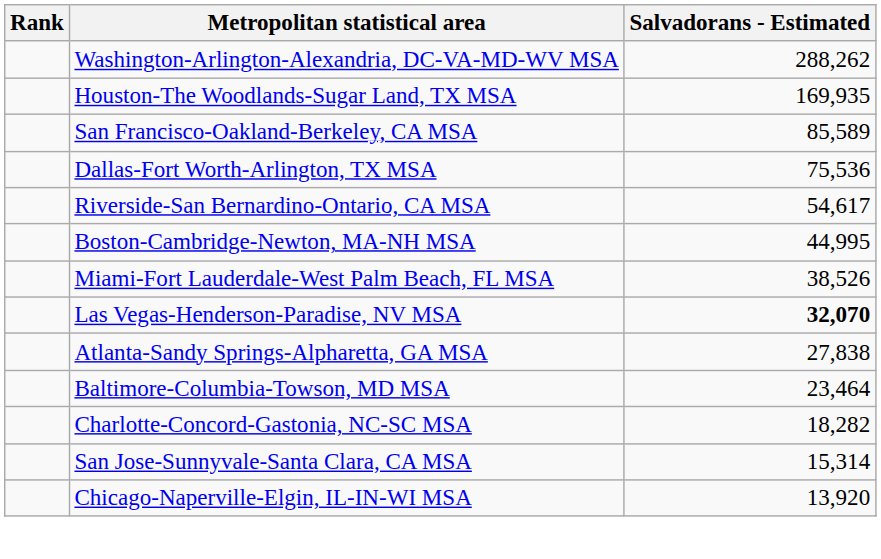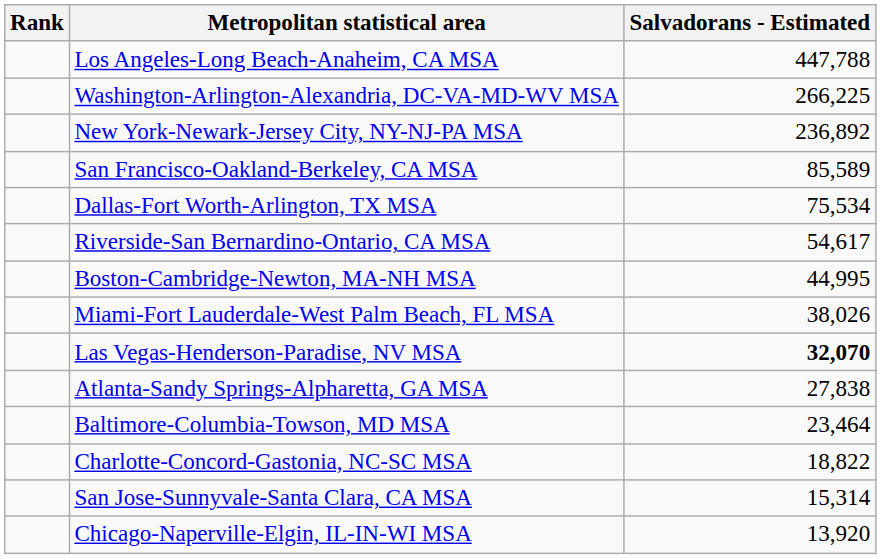+ row: (287, 59)
(833, 59) 288,262 -> (833, 95) 266,225
+ row: (299, 132)
- row: (295, 95)
(838, 168) 75,536 -> (838, 205) 75,534
(838, 278) 38,526 -> (838, 315) 38,026
(838, 424) 18,282 -> (838, 461) 18,822
